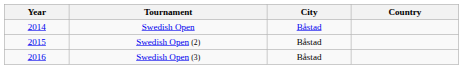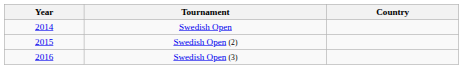- column: (309, 12)
